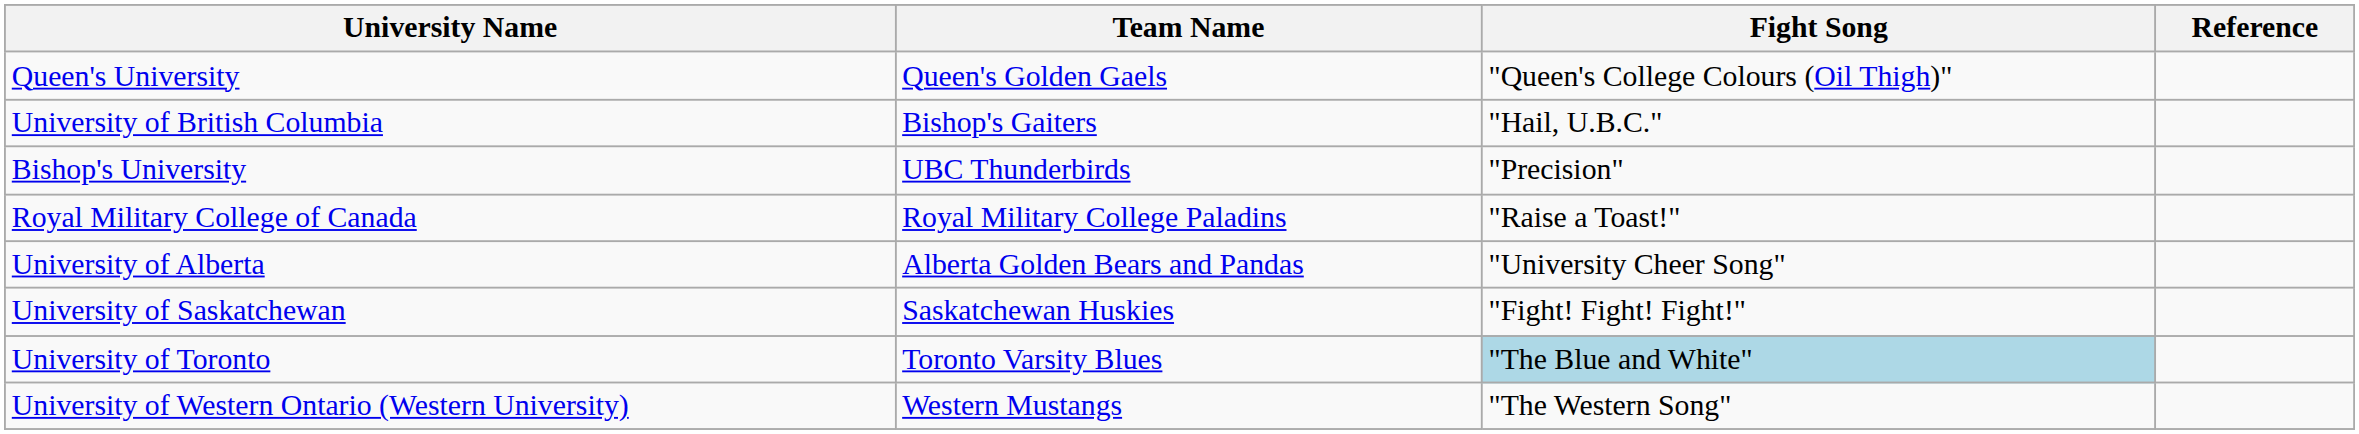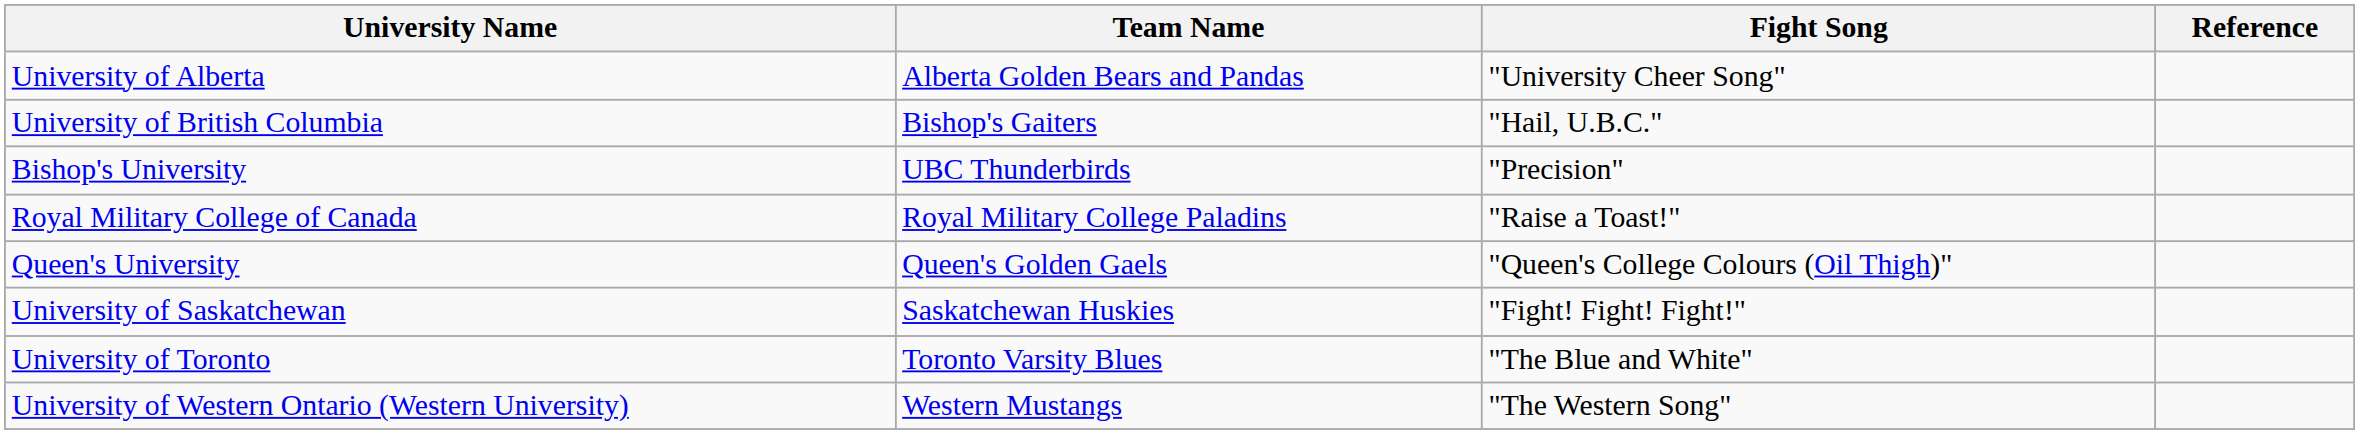rows swapped: (138, 264) <-> (126, 75)
(1621, 358) lightblue background -> (1621, 358) no background
